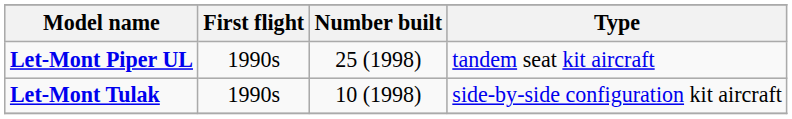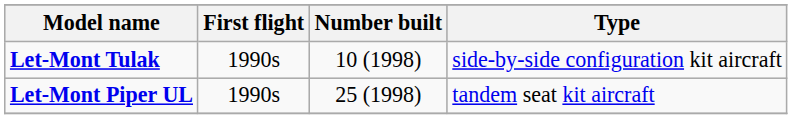rows swapped: (101, 59) <-> (85, 95)
